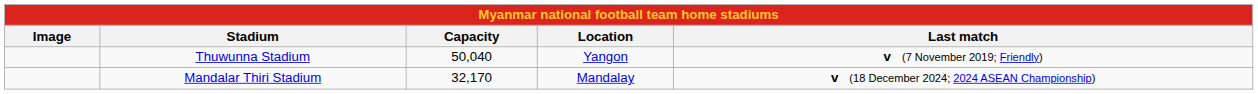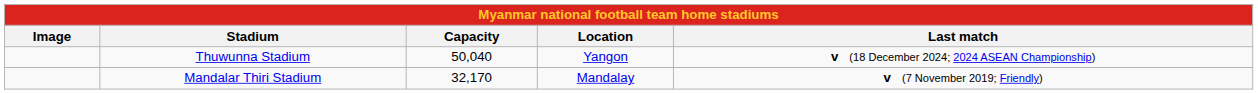(963, 57) v (7 November 2019; Friendly) -> (963, 57) v (18 December 2024; 2024 ASEAN Championship)
(963, 78) v (18 December 2024; 2024 ASEAN Championship) -> (963, 78) v (7 November 2019; Friendly)
